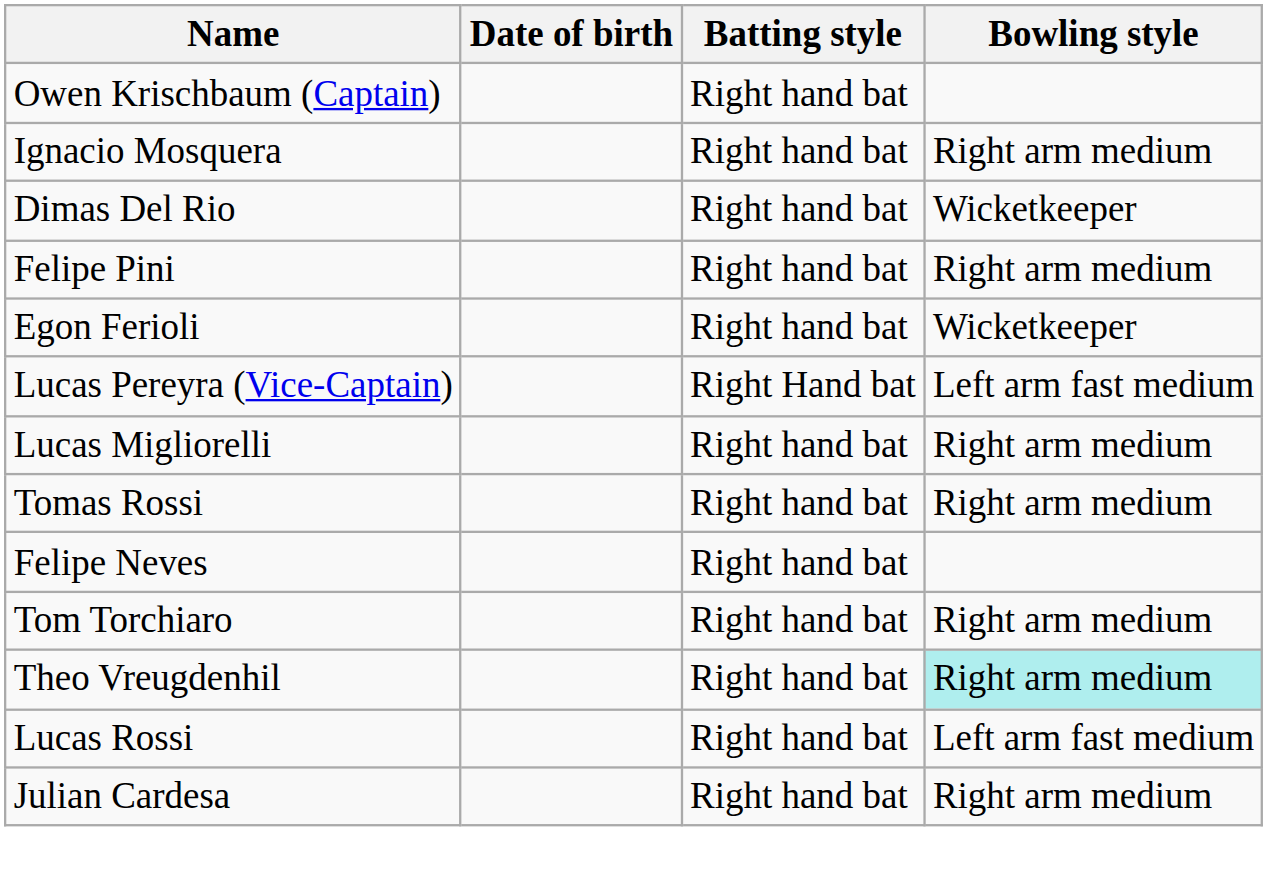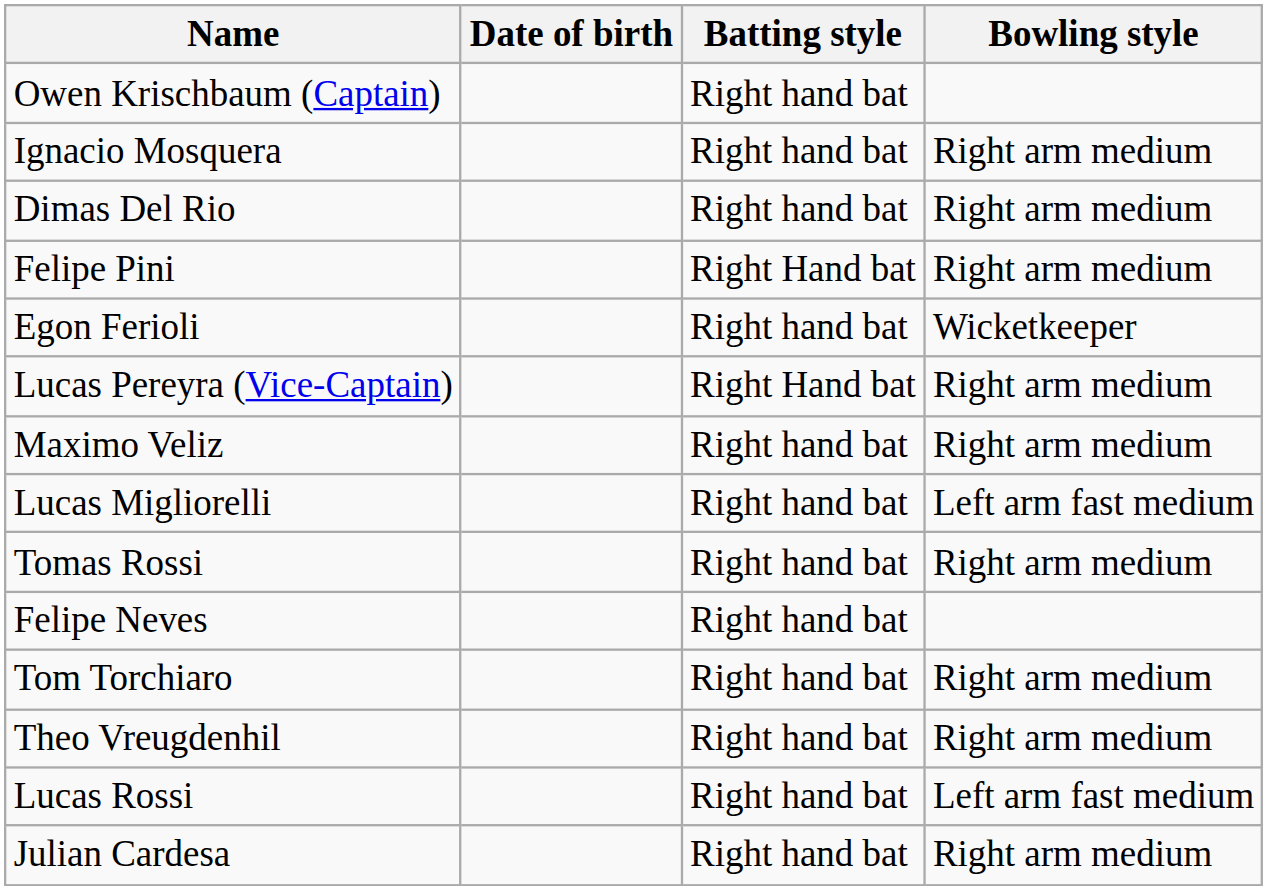(1035, 209) Wicketkeeper -> (1073, 209) Right arm medium
(799, 268) Right hand bat -> (803, 268) Right Hand bat
(1094, 385) Left arm fast medium -> (1073, 385) Right arm medium
+ row: (119, 444)
(1073, 444) Right arm medium -> (1094, 502) Left arm fast medium
(1073, 678) paleturquoise background -> (1073, 737) no background
